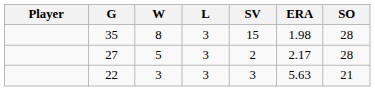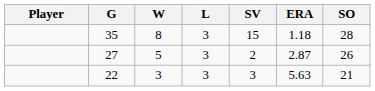(300, 34) 1.98 -> (300, 34) 1.18
(300, 55) 2.17 -> (300, 55) 2.87
(347, 55) 28 -> (347, 55) 26
